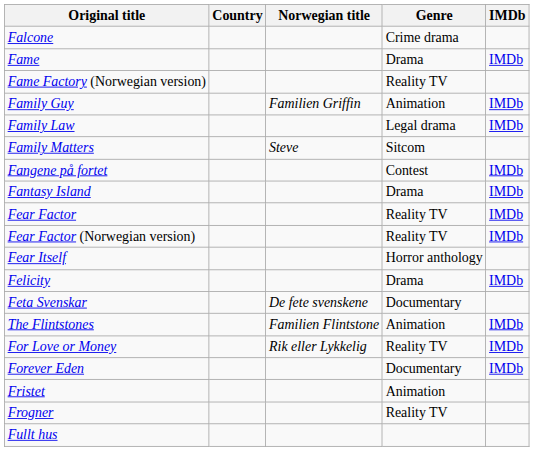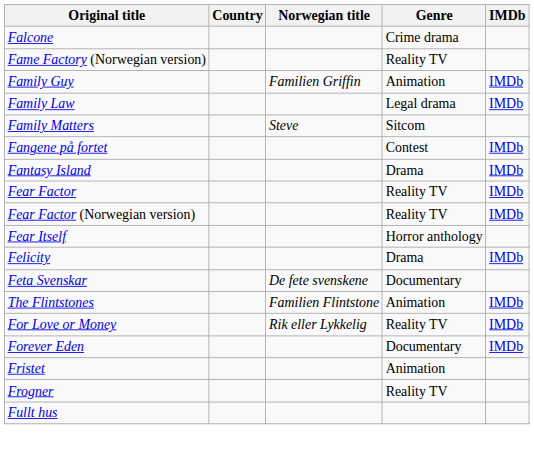- row: (23, 59)
